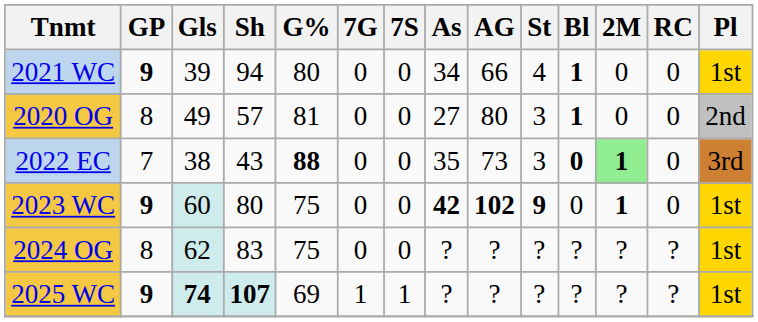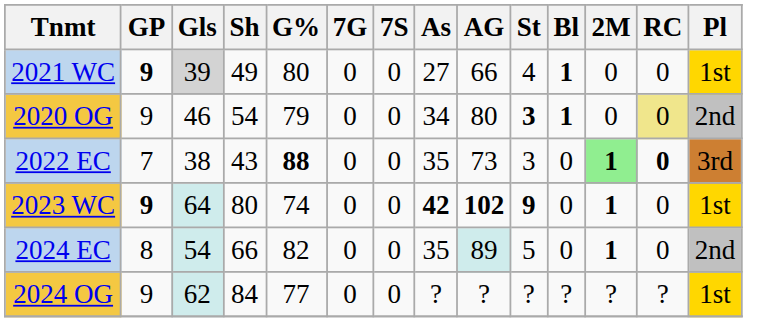(197, 71) no background -> (197, 71) lightgrey background
(250, 71) 94 -> (244, 71) 49
(446, 71) 34 -> (436, 71) 27
(146, 116) 8 -> (146, 116) 9
(197, 116) 49 -> (197, 116) 46
(250, 116) 57 -> (244, 116) 54
(307, 116) 81 -> (296, 116) 79
(446, 116) 27 -> (436, 116) 34
(539, 116) normal -> (529, 116) bold
(673, 116) no background -> (663, 116) khaki background
(577, 160) bold -> (566, 160) normal
(673, 160) normal -> (663, 160) bold
(197, 205) 60 -> (197, 205) 64
(307, 205) 75 -> (296, 205) 74
+ row: (63, 250)
(146, 250) 8 -> (146, 294) 9
(250, 250) 83 -> (244, 294) 84
(307, 250) 75 -> (296, 294) 77
- row: (63, 294)
